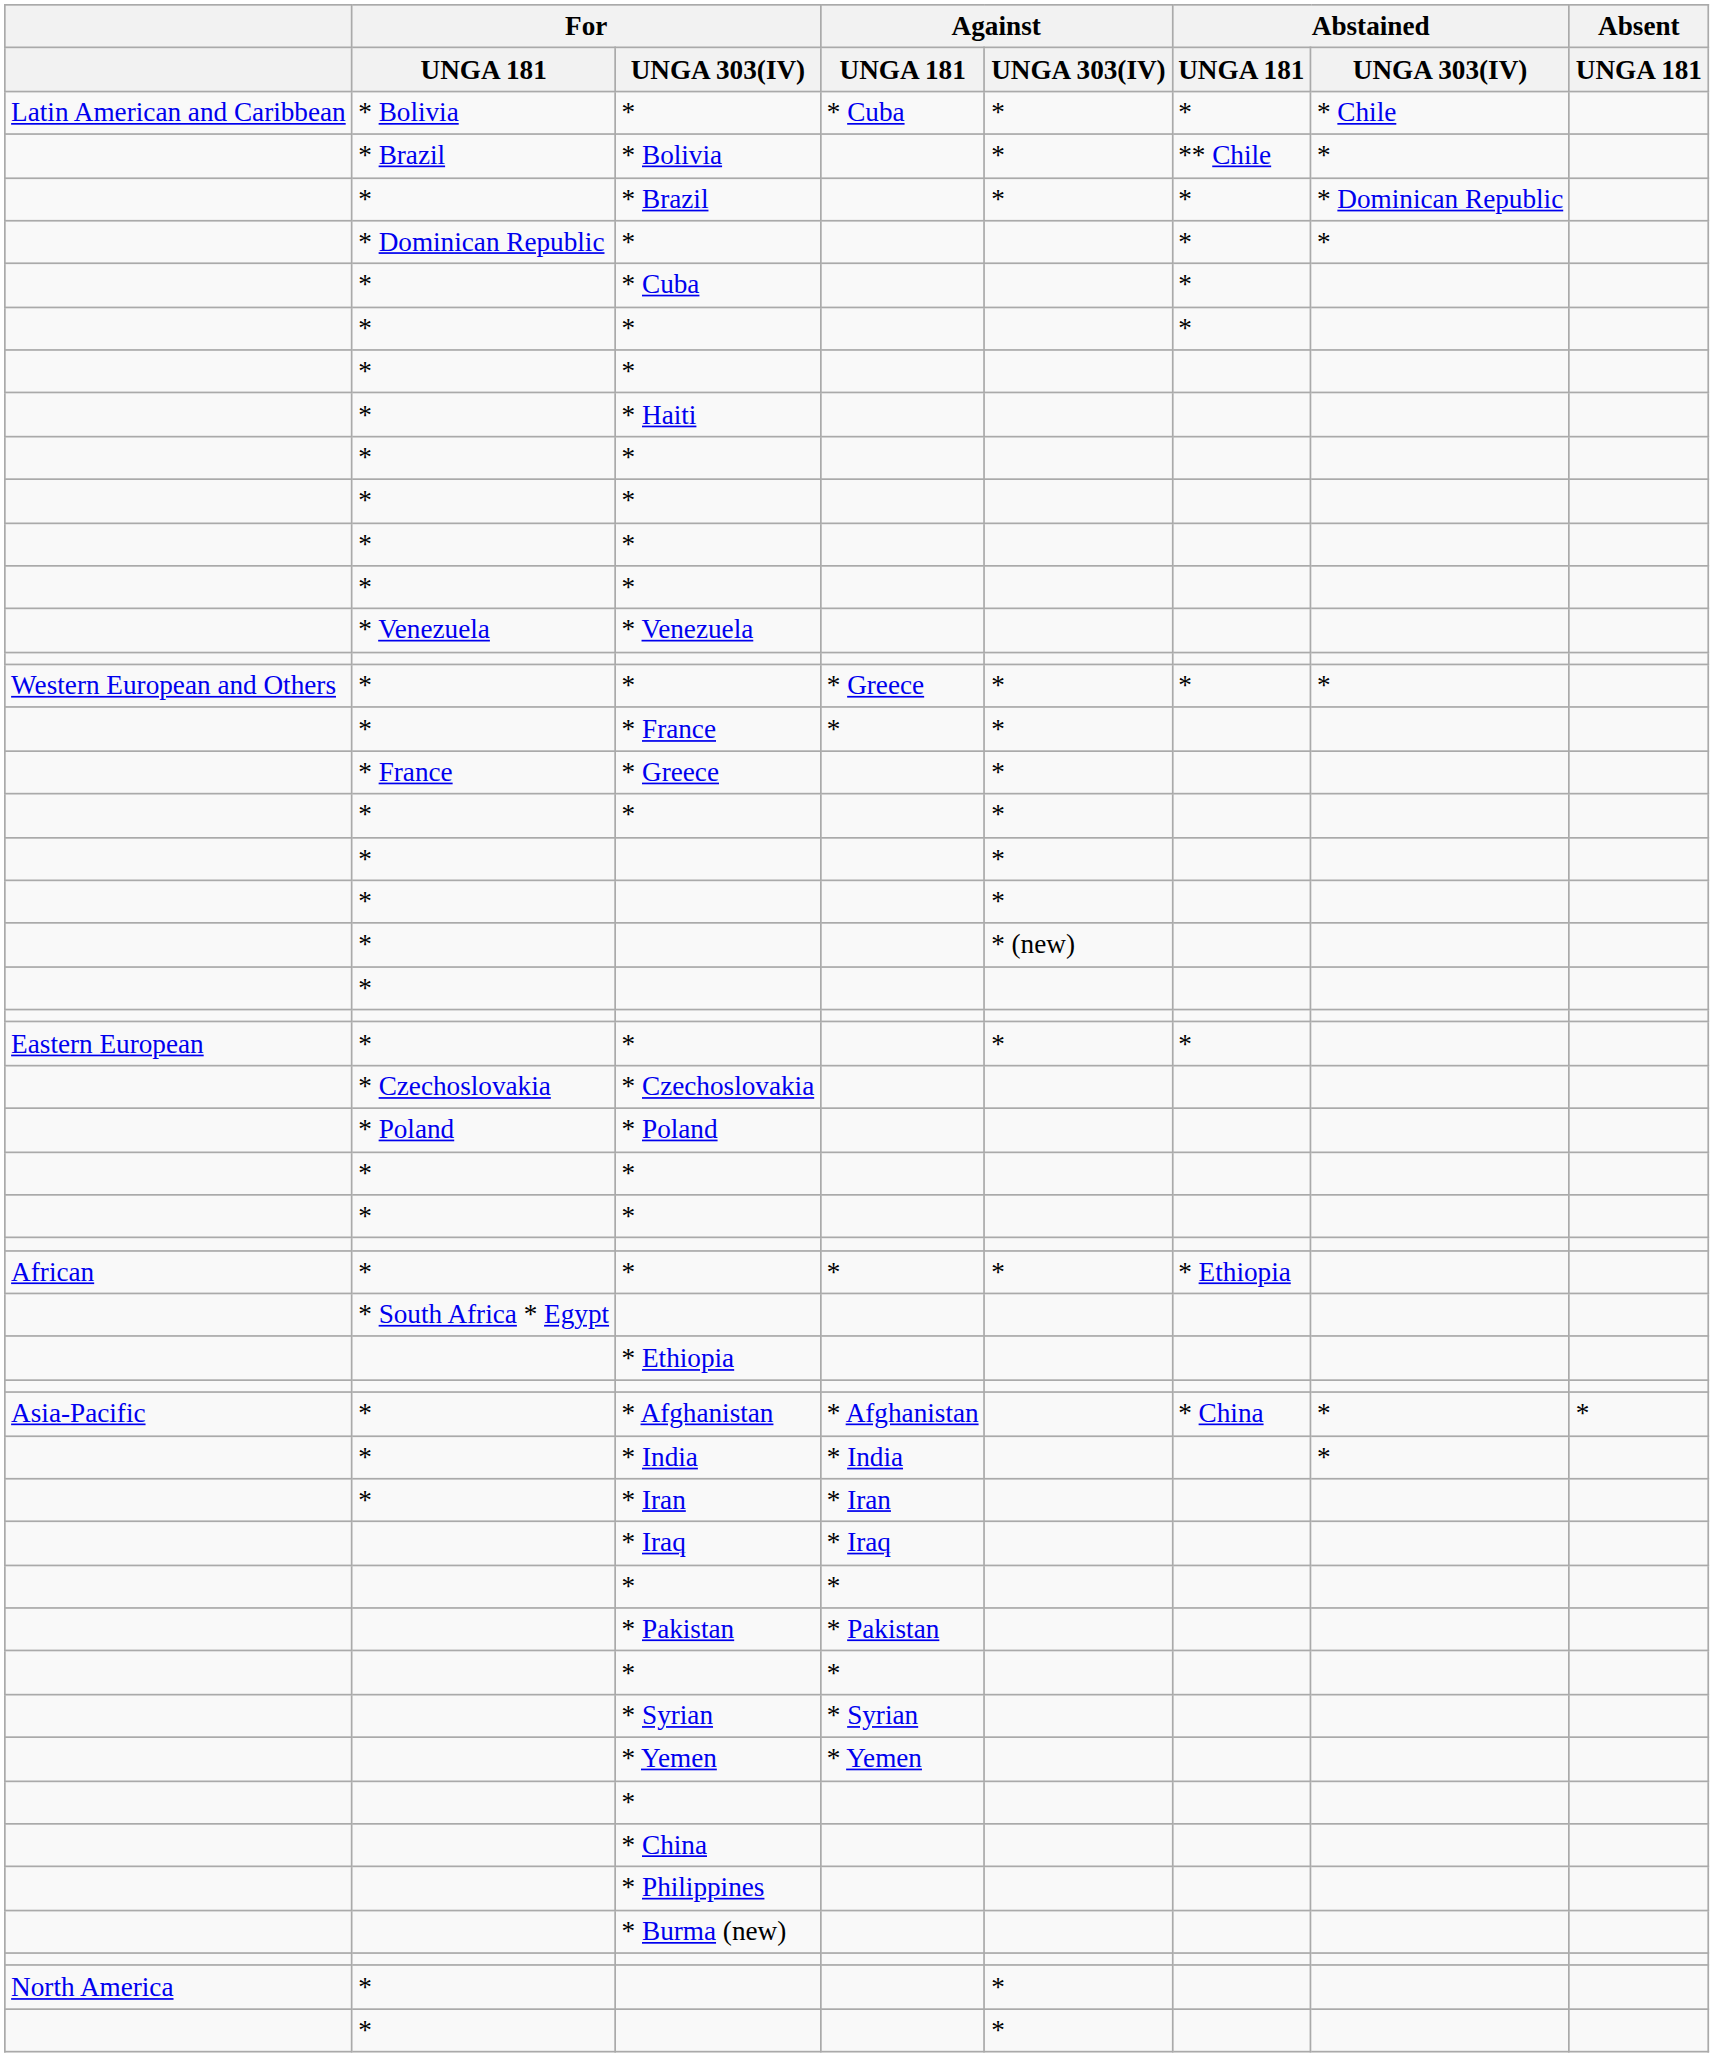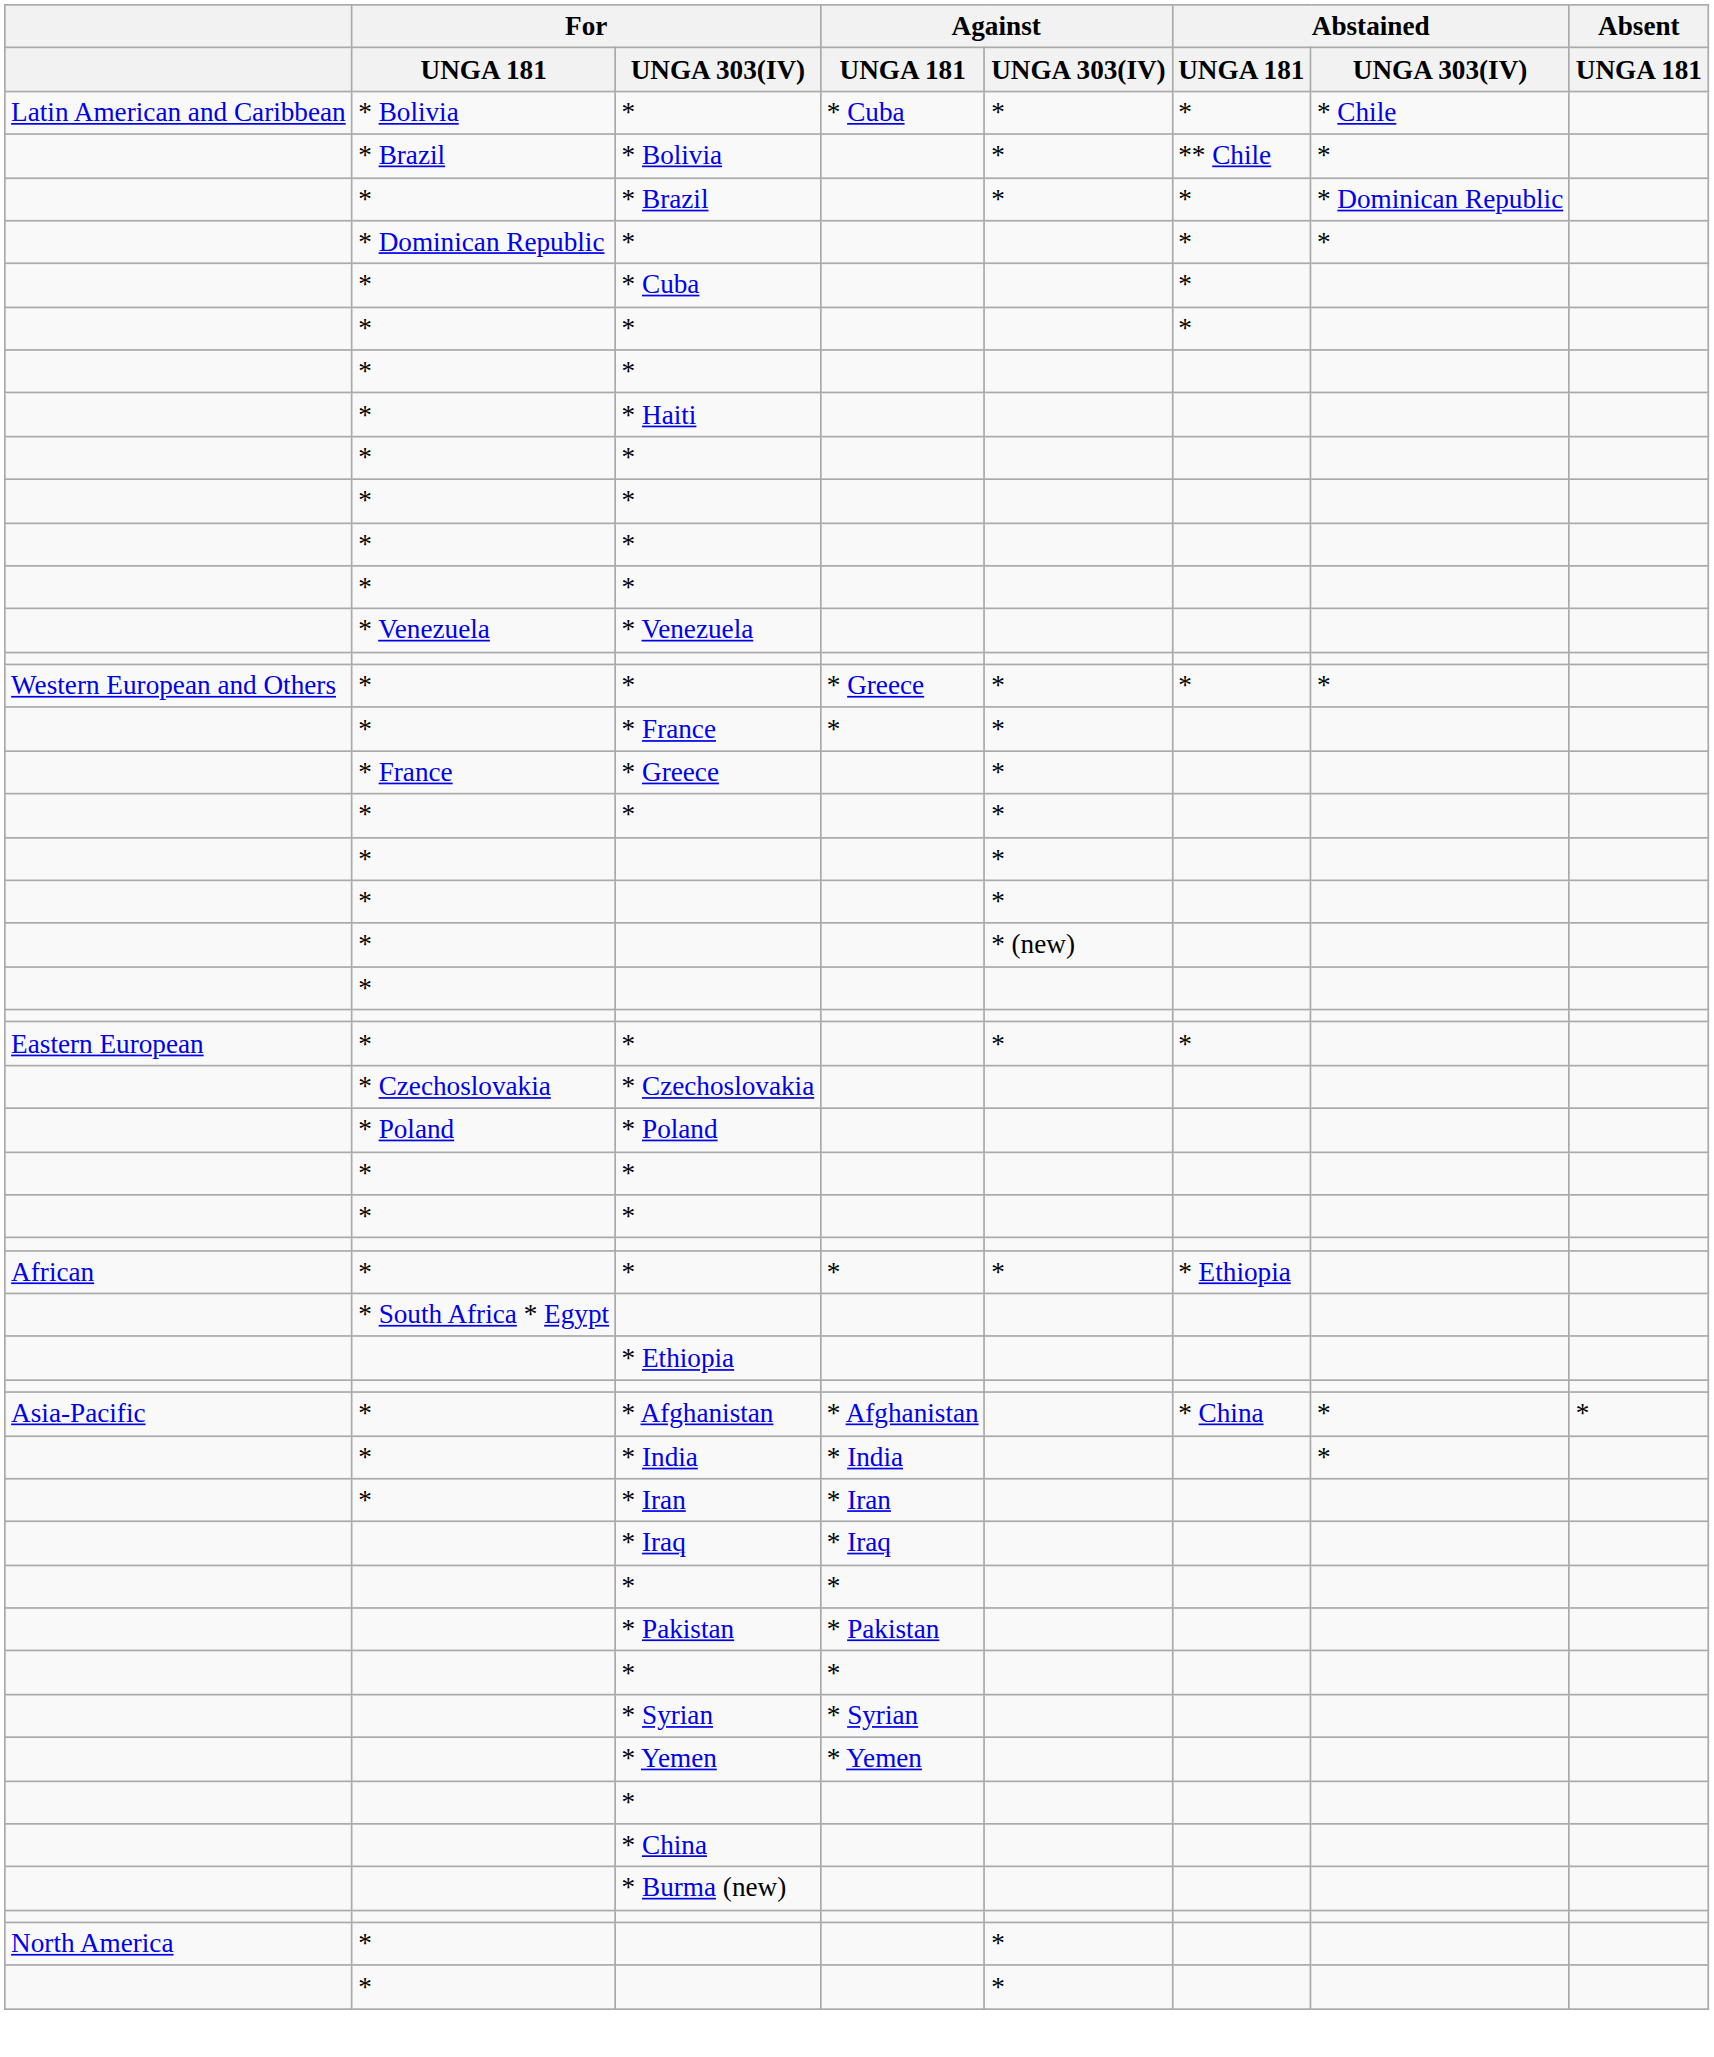- row: (484, 1888)
